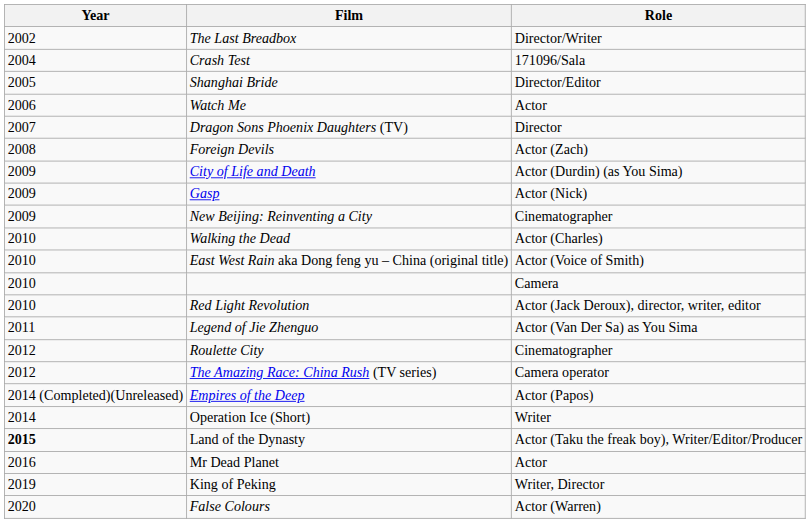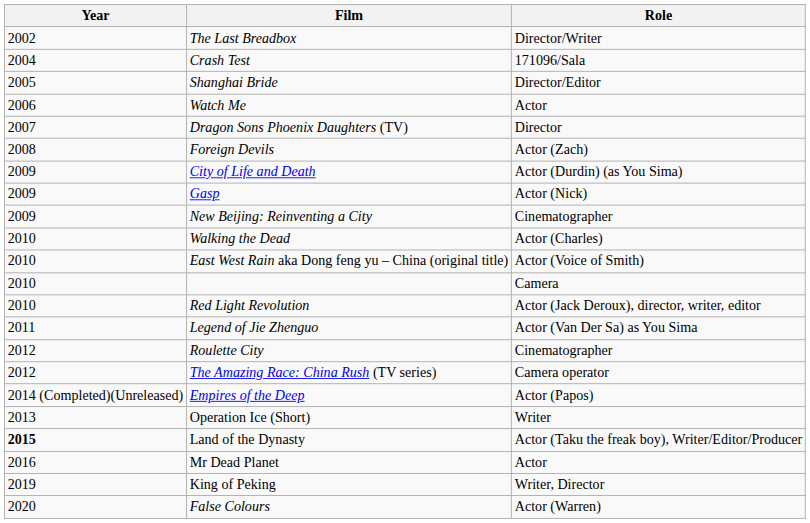(22, 417) 2014 -> (22, 417) 2013
